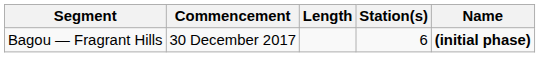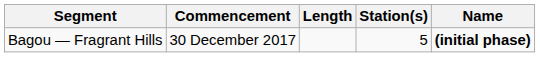(424, 39) 6 -> (424, 39) 5
